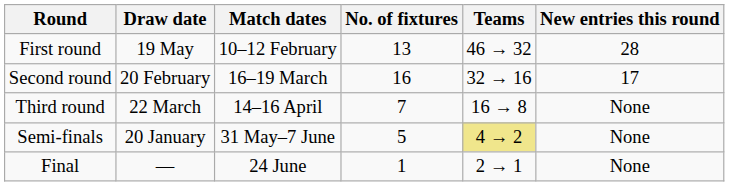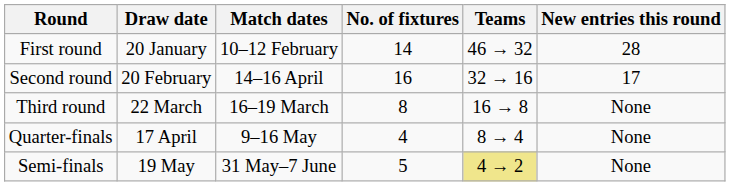(165, 48) 19 May -> (166, 48) 20 January
(402, 48) 13 -> (403, 48) 14
(278, 78) 16–19 March -> (279, 78) 14–16 April
(278, 107) 14–16 April -> (279, 107) 16–19 March
(402, 107) 7 -> (403, 107) 8
+ row: (61, 136)
(165, 136) 20 January -> (166, 166) 19 May
- row: (60, 166)
